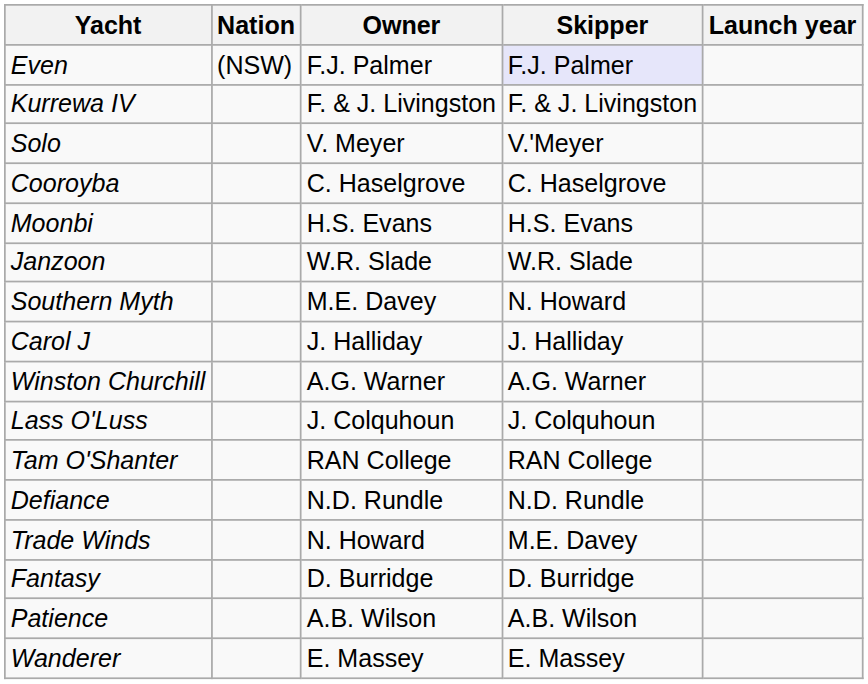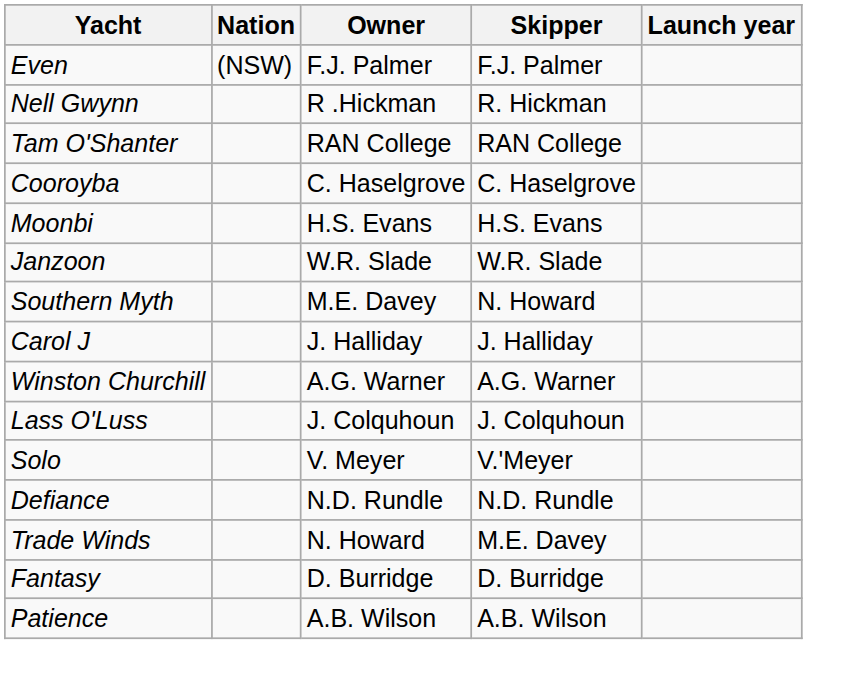(570, 65) lavender background -> (540, 65) no background
- row: (73, 104)
+ row: (75, 104)
rows swapped: (36, 144) <-> (94, 460)
- row: (65, 658)
